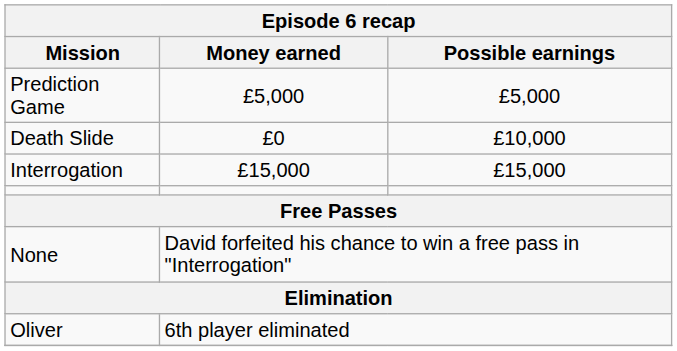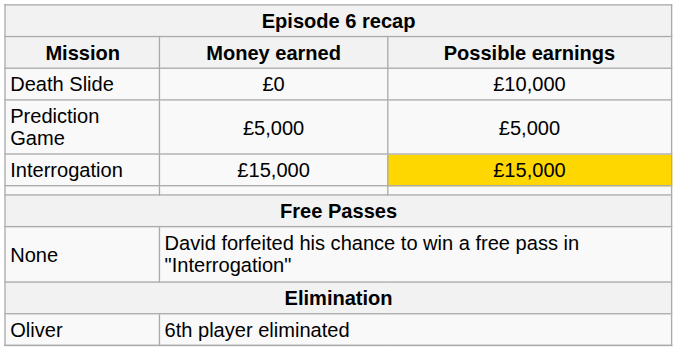rows swapped: (62, 138) <-> (55, 95)
(529, 170) no background -> (529, 170) gold background
